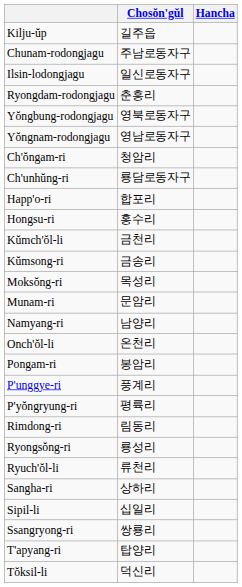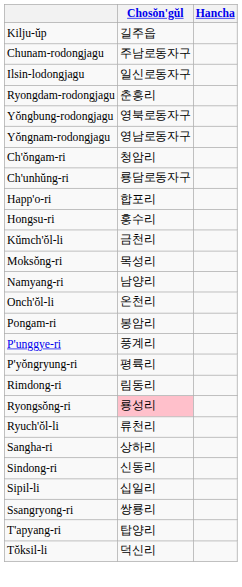- row: (35, 261)
- row: (31, 302)
(138, 447) no background -> (138, 405) pink background
+ row: (32, 468)
